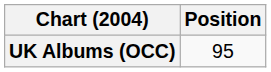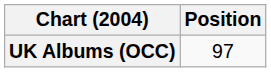(223, 50) 95 -> (223, 50) 97
